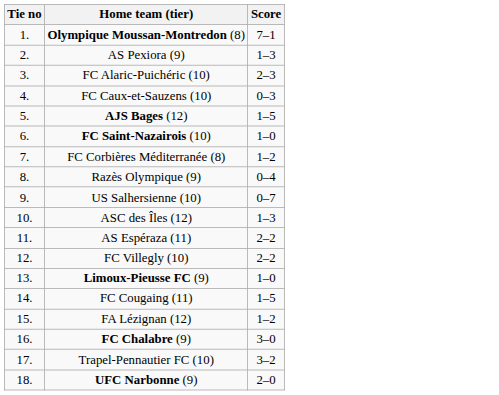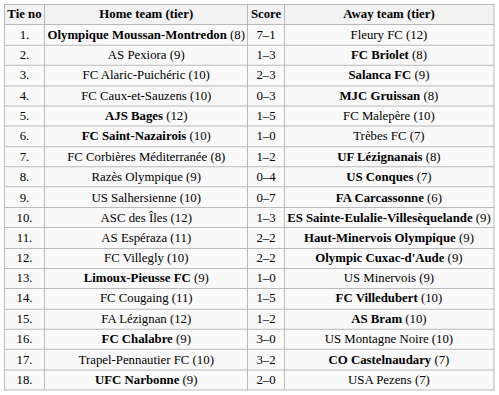+ column: (389, 14)
